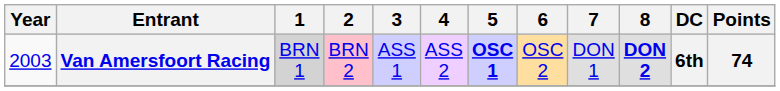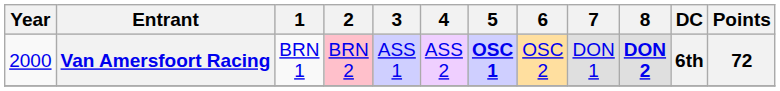(30, 60) 2003 -> (30, 60) 2000
(299, 60) lightgrey background -> (299, 60) no background
(742, 60) 74 -> (742, 60) 72
